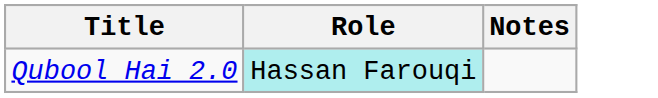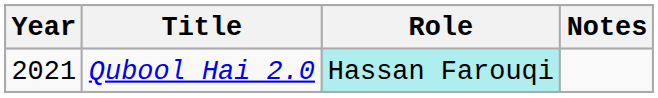+ column: (44, 27)
